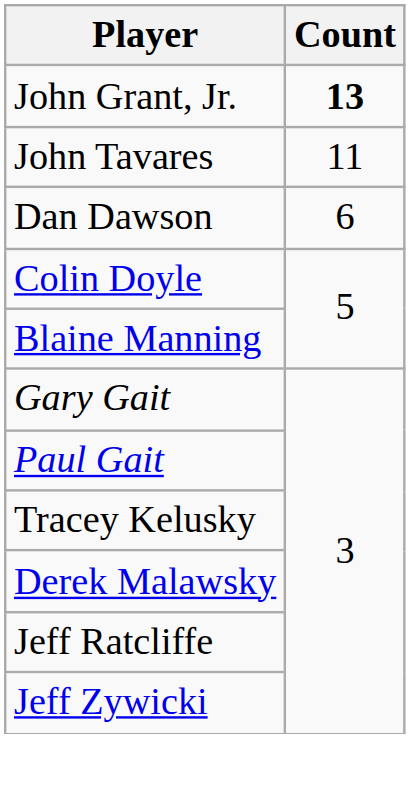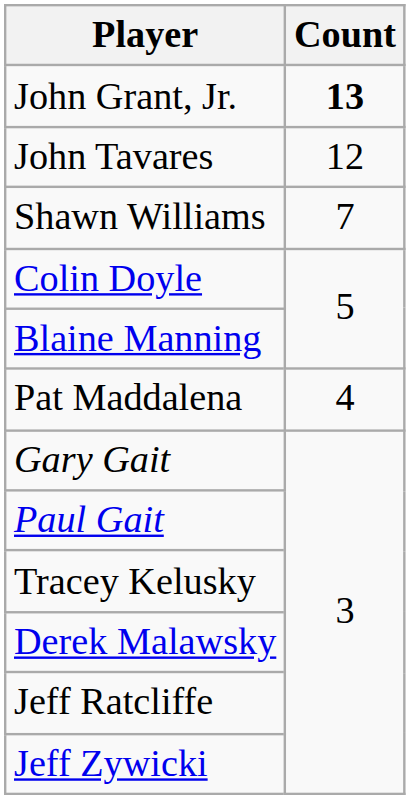(345, 156) 11 -> (345, 156) 12
+ row: (140, 216)
- row: (113, 216)
+ row: (128, 398)
